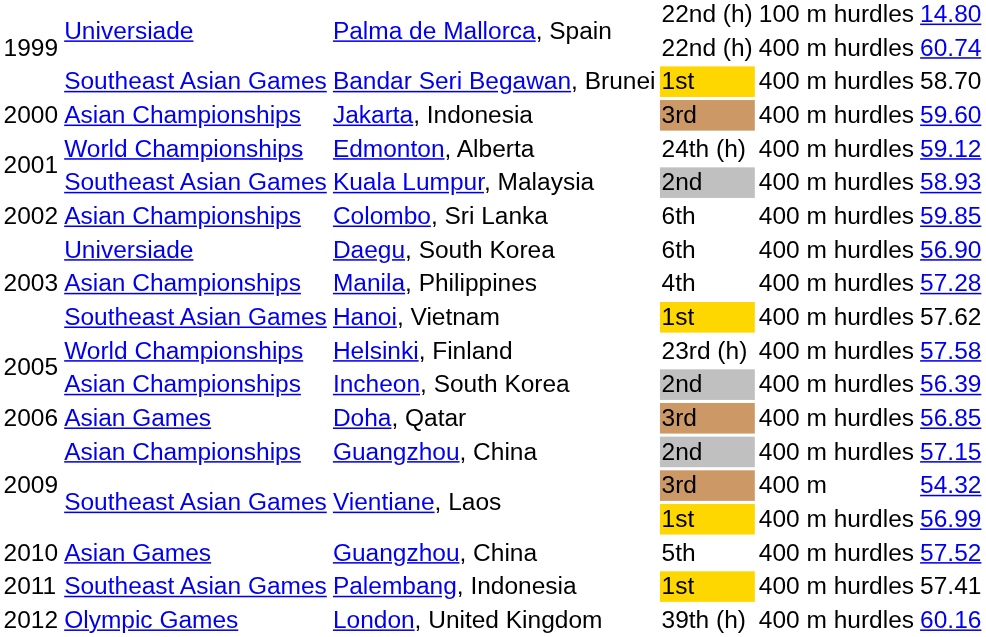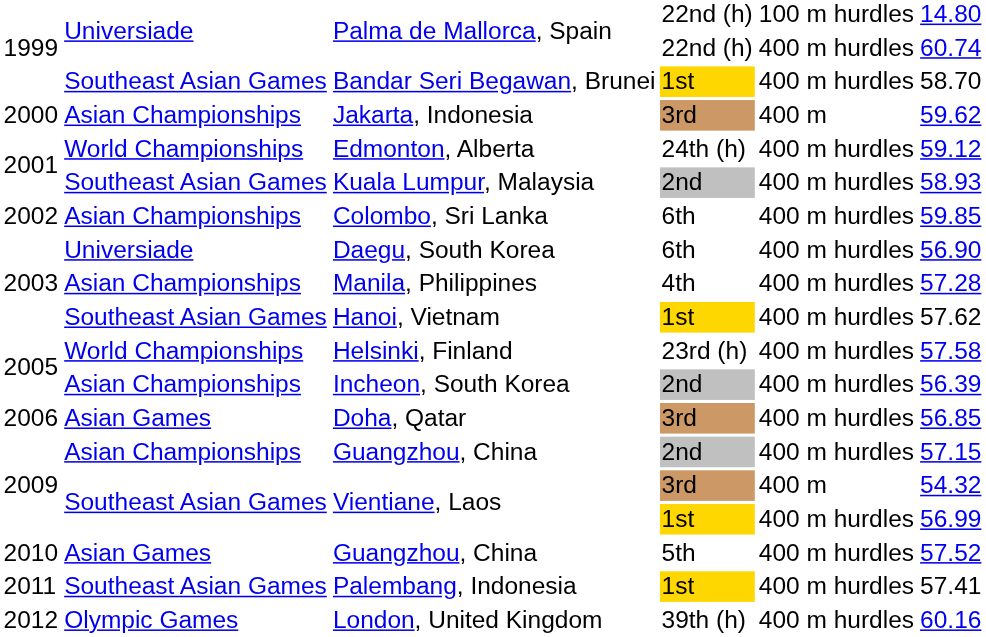(836, 115) 400 m hurdles -> (793, 115) 400 m
(951, 115) 59.60 -> (951, 115) 59.62
